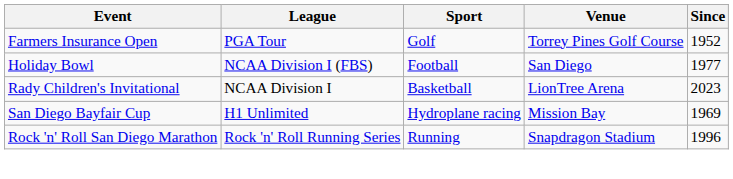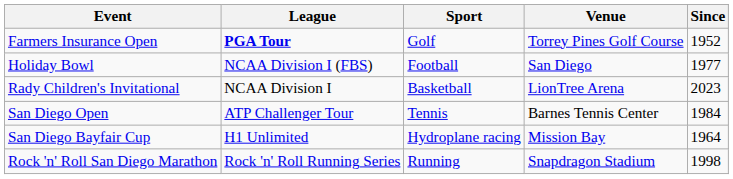(255, 40) normal -> (258, 40) bold
+ row: (58, 112)
(706, 112) 1969 -> (706, 137) 1964
(706, 137) 1996 -> (706, 161) 1998
